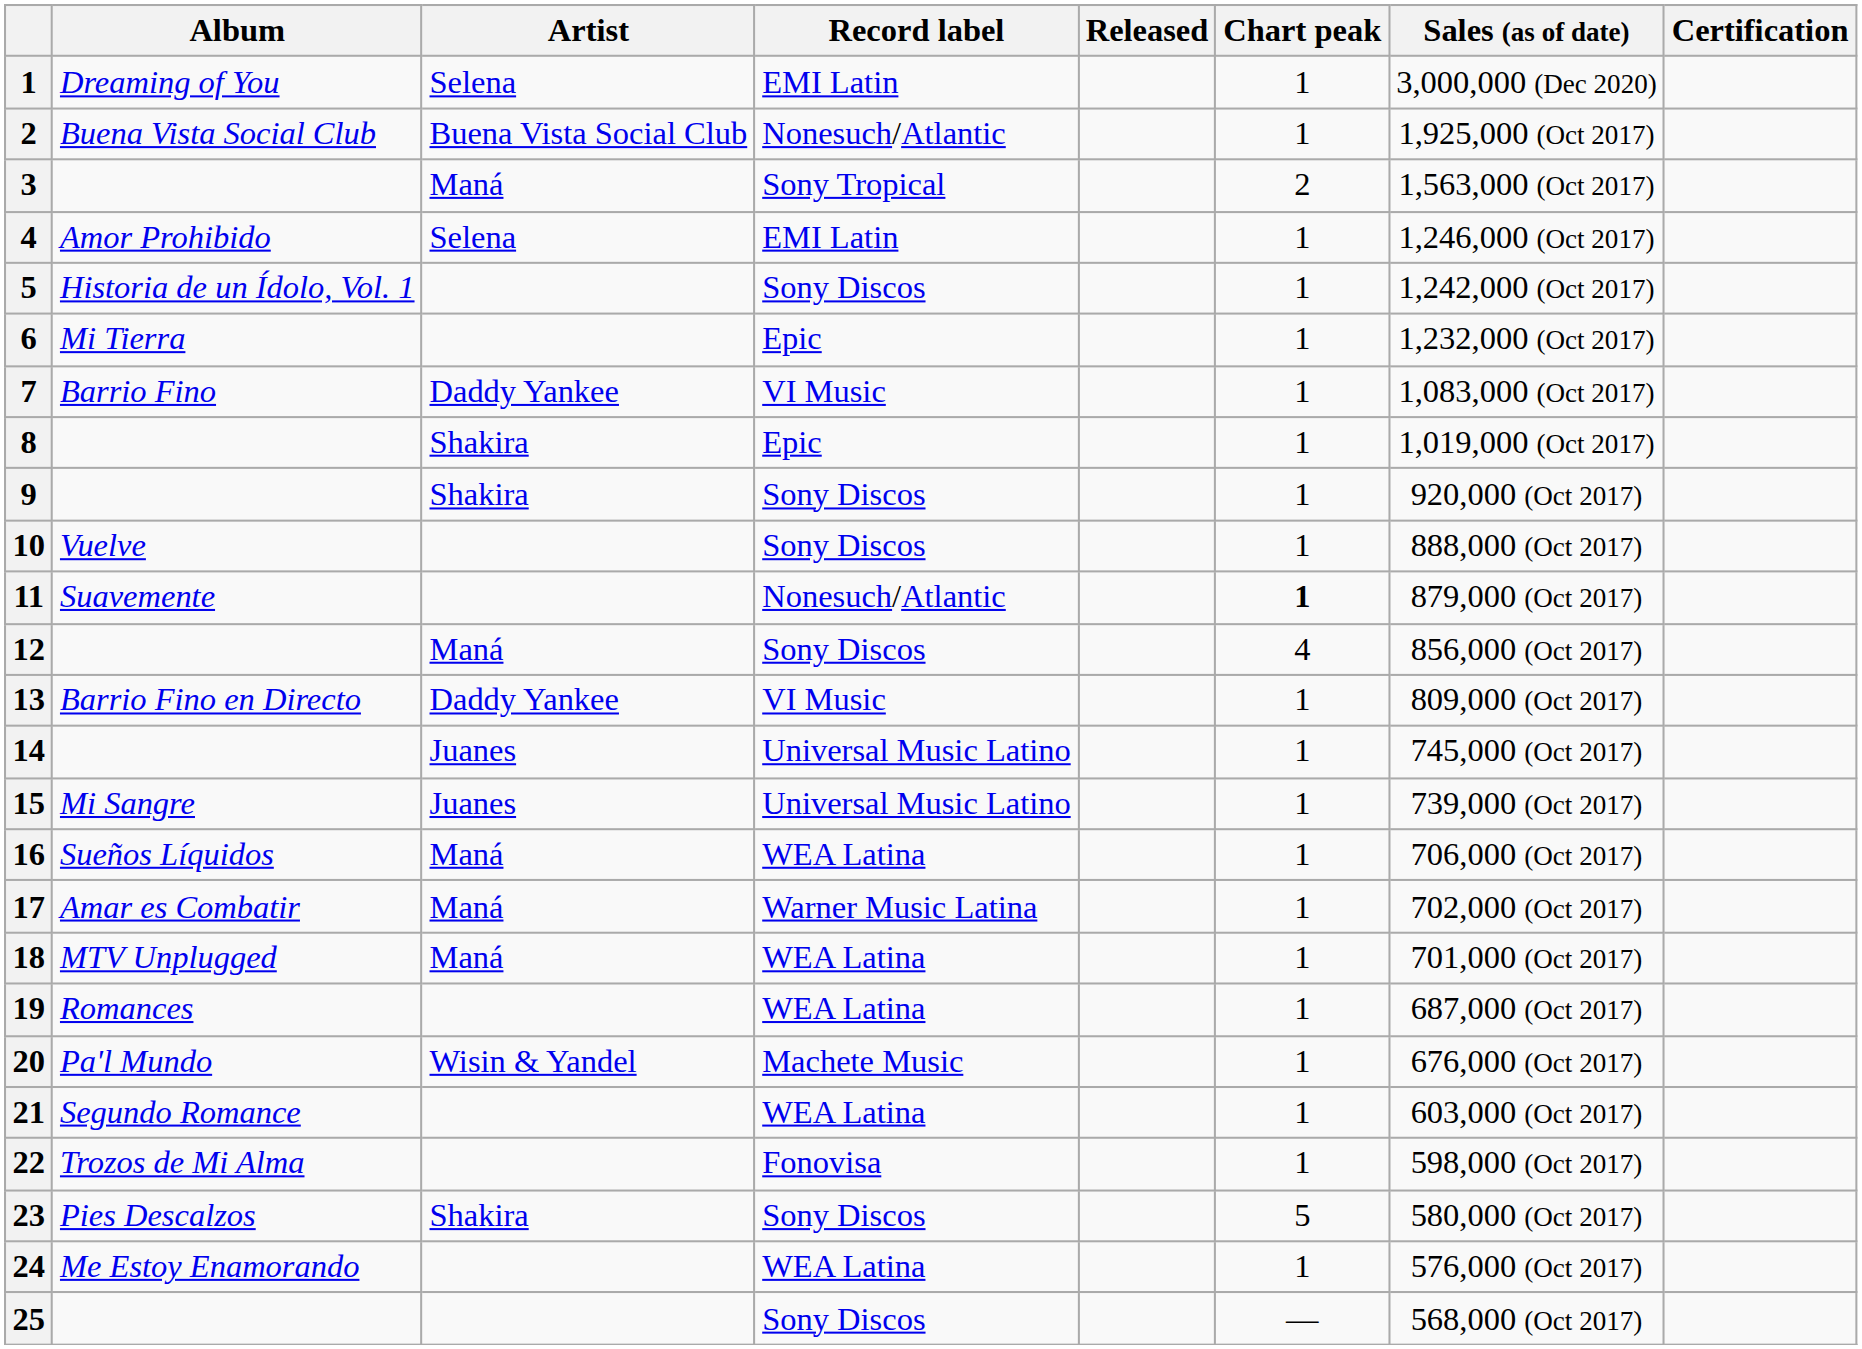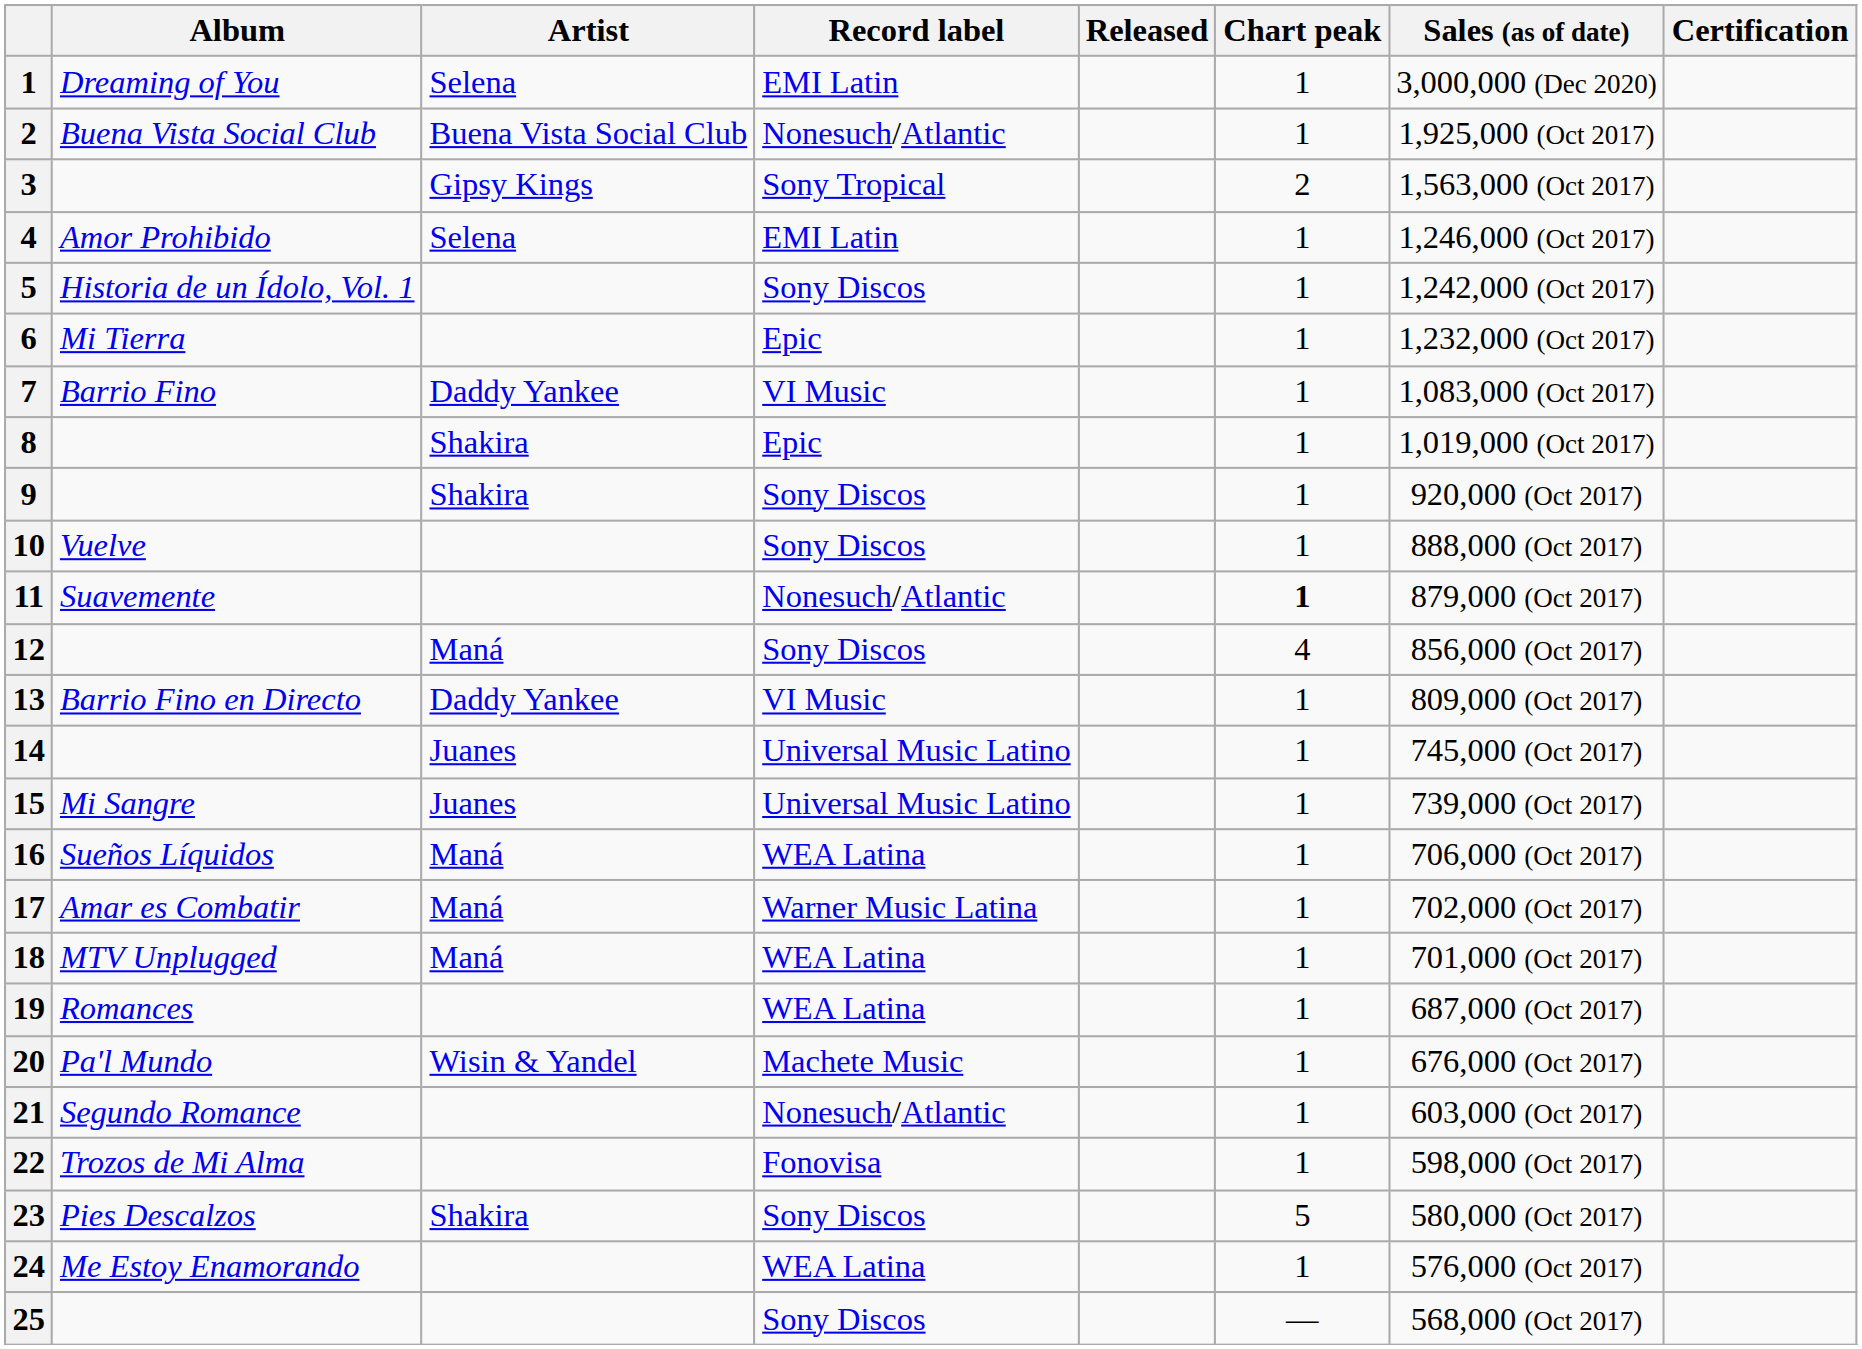(466, 184) Maná -> (511, 184) Gipsy Kings
(844, 1111) WEA Latina -> (884, 1111) Nonesuch/Atlantic
